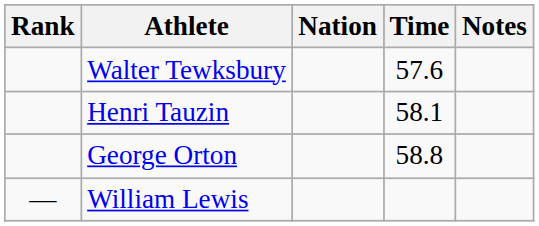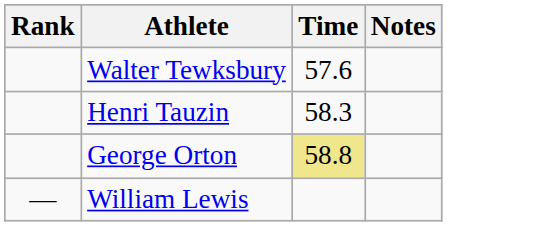- column: (338, 26)
(419, 112) 58.1 -> (328, 112) 58.3
(419, 155) no background -> (328, 155) khaki background
